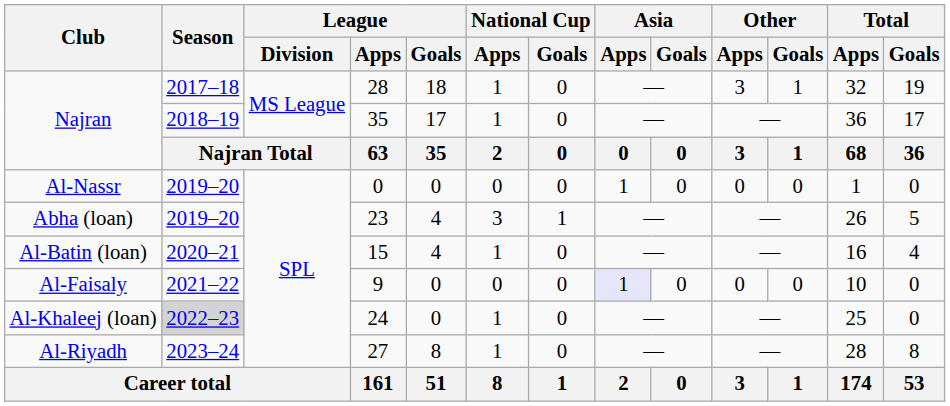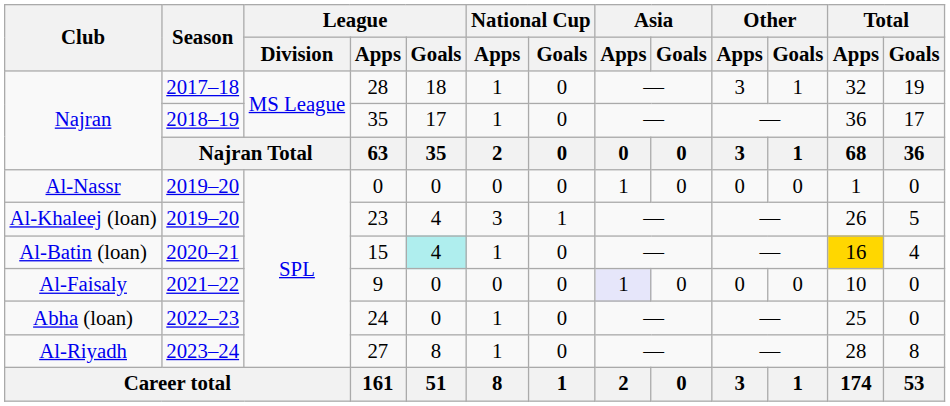(83, 218) Abha (loan) -> (83, 218) Al-Khaleej (loan)
(436, 251) no background -> (436, 251) paleturquoise background
(856, 251) no background -> (856, 251) gold background
(83, 317) Al-Khaleej (loan) -> (83, 317) Abha (loan)
(203, 317) lightgrey background -> (203, 317) no background
